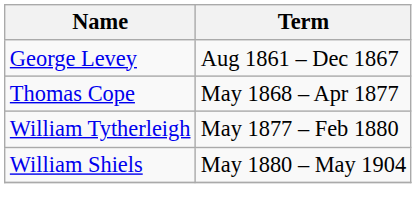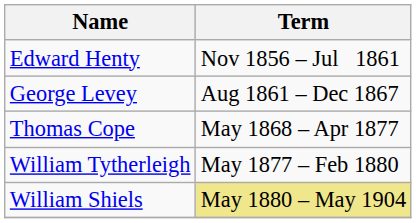+ row: (75, 57)
(303, 164) no background -> (303, 199) khaki background
